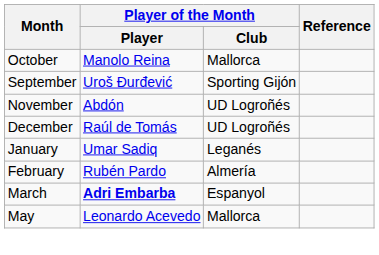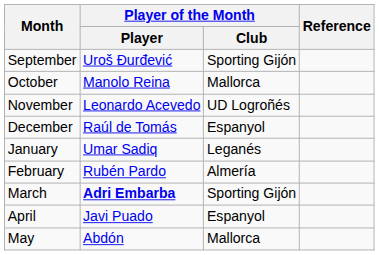rows swapped: (42, 82) <-> (33, 60)
(103, 104) Abdón -> (142, 104) Leonardo Acevedo
(248, 127) UD Logroñés -> (236, 127) Espanyol
(236, 194) Espanyol -> (252, 194) Sporting Gijón
+ row: (22, 216)
(142, 216) Leonardo Acevedo -> (103, 238) Abdón
